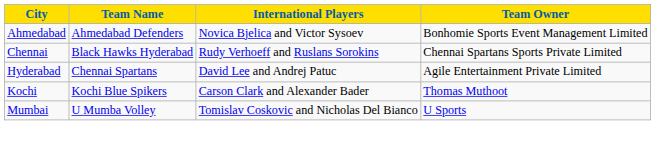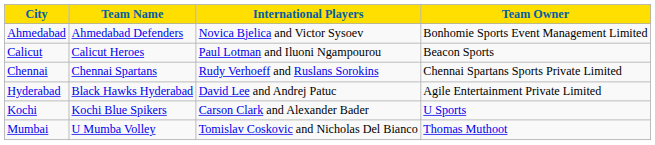+ row: (25, 52)
(132, 52) Black Hawks Hyderabad -> (114, 71) Chennai Spartans
(114, 71) Chennai Spartans -> (132, 91) Black Hawks Hyderabad
(465, 91) Thomas Muthoot -> (445, 110) U Sports
(445, 110) U Sports -> (465, 129) Thomas Muthoot
